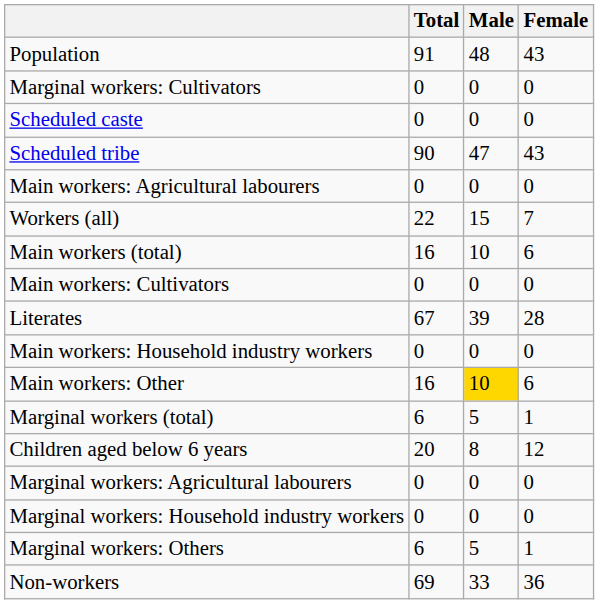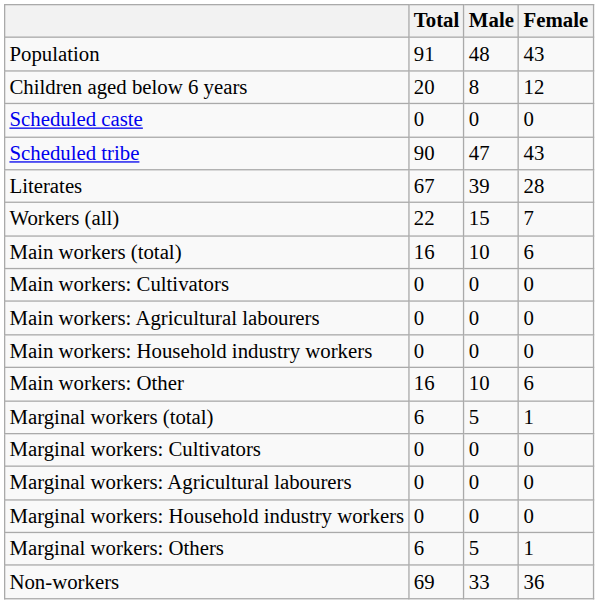rows swapped: (128, 449) <-> (135, 86)
rows swapped: (46, 317) <-> (165, 185)
(479, 383) gold background -> (479, 383) no background
